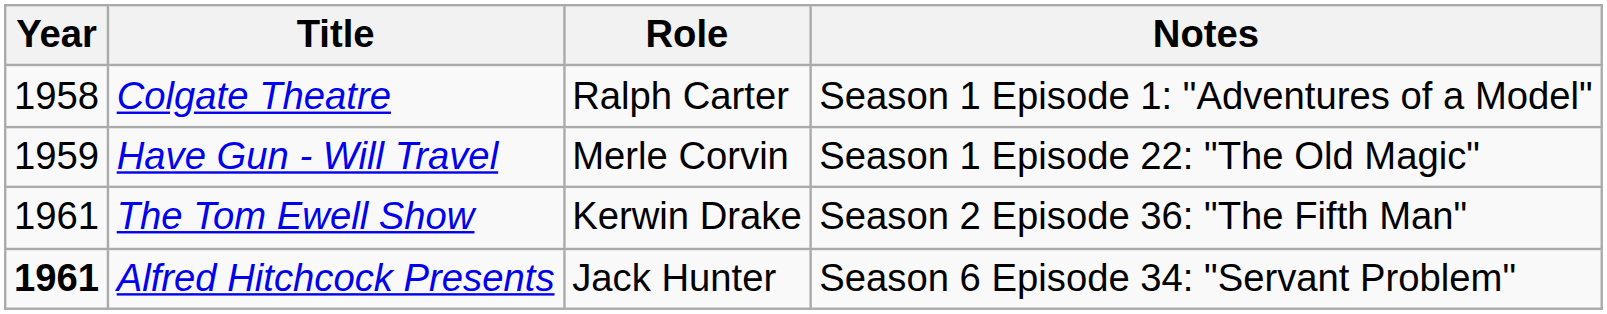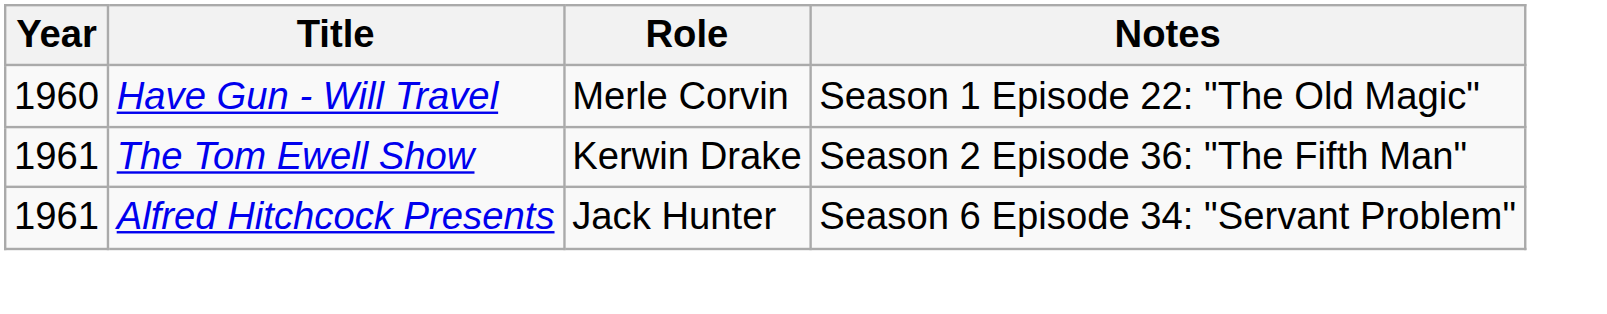- row: (254, 95)
(57, 156) 1959 -> (57, 95) 1960
(57, 277) bold -> (57, 216) normal
